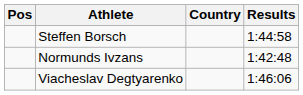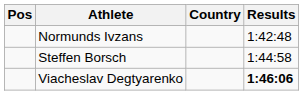rows swapped: (91, 57) <-> (82, 36)
(269, 79) normal -> (270, 79) bold
